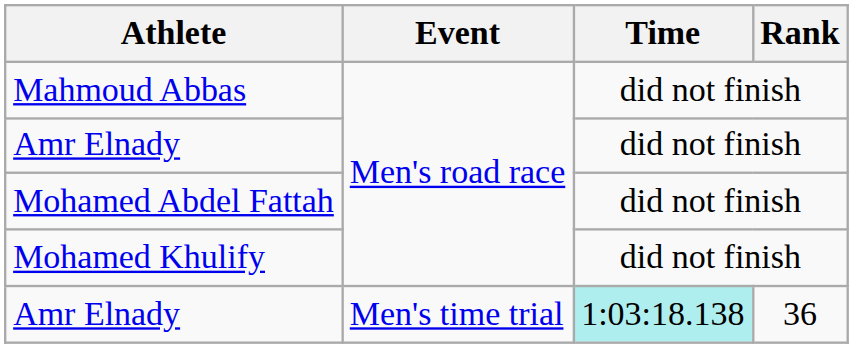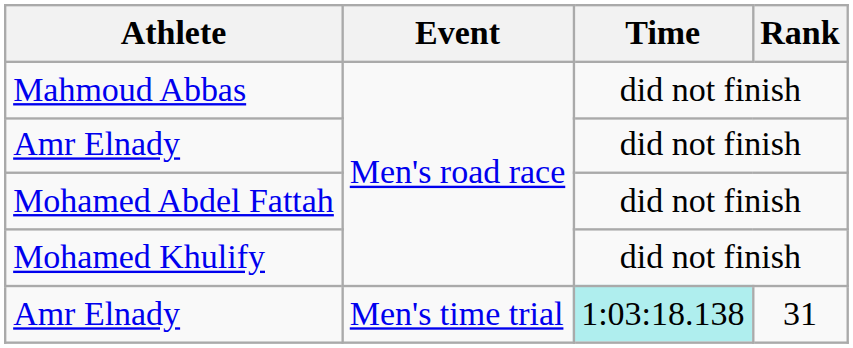(800, 313) 36 -> (800, 313) 31
